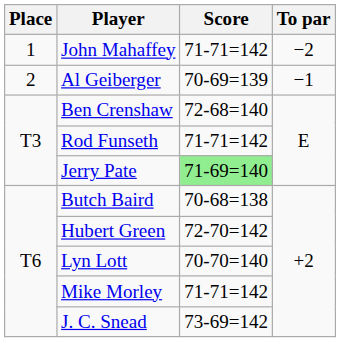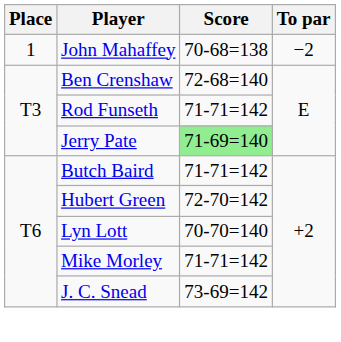(226, 49) 71-71=142 -> (226, 49) 70-68=138
- row: (111, 79)
(226, 200) 70-68=138 -> (226, 170) 71-71=142
